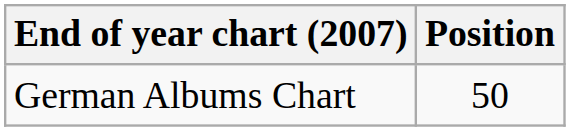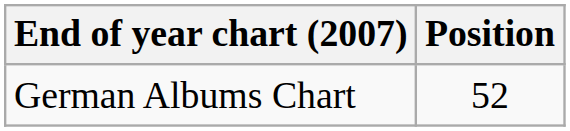(490, 94) 50 -> (490, 94) 52
